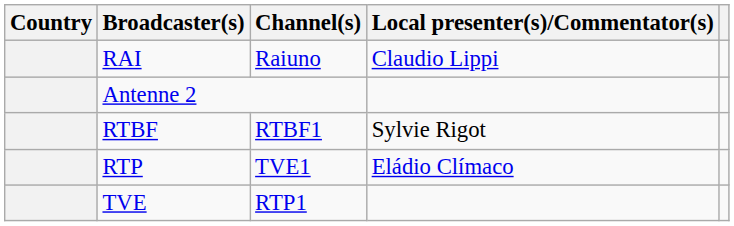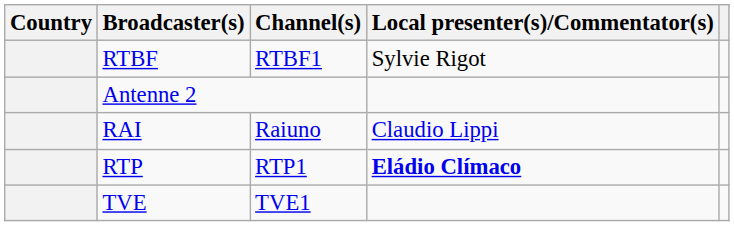rows swapped: (130, 130) <-> (122, 58)
(283, 166) TVE1 -> (281, 166) RTP1
(443, 166) normal -> (446, 166) bold
(281, 202) RTP1 -> (283, 202) TVE1
